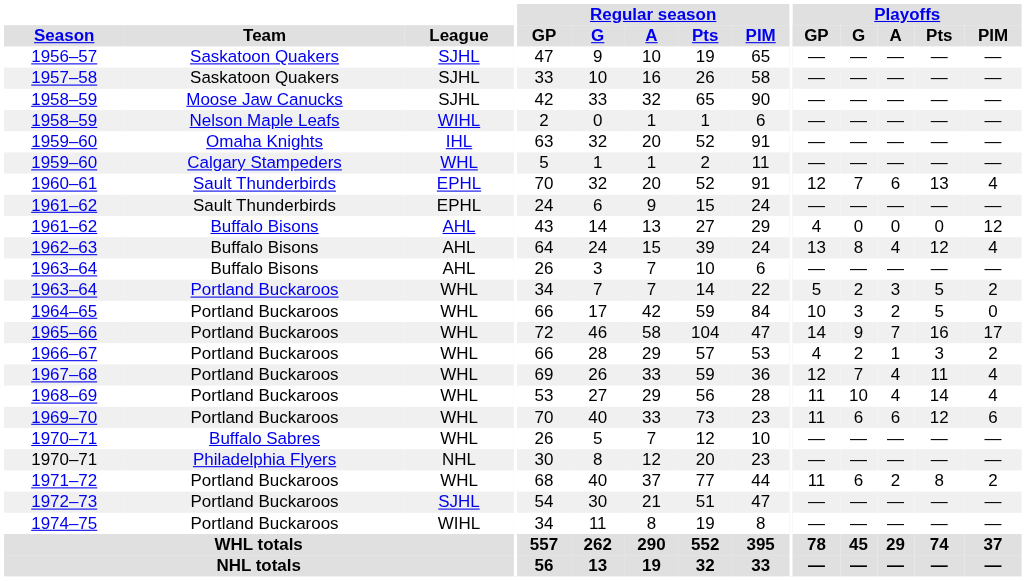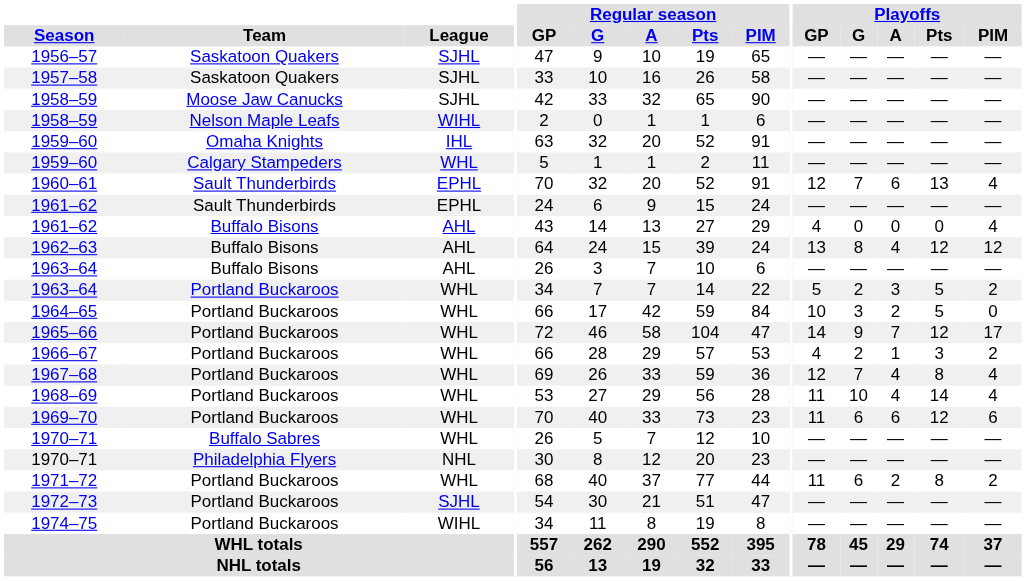(993, 226) 12 -> (993, 226) 4
(993, 247) 4 -> (993, 247) 12
(939, 332) 16 -> (939, 332) 12
(939, 374) 11 -> (939, 374) 8
